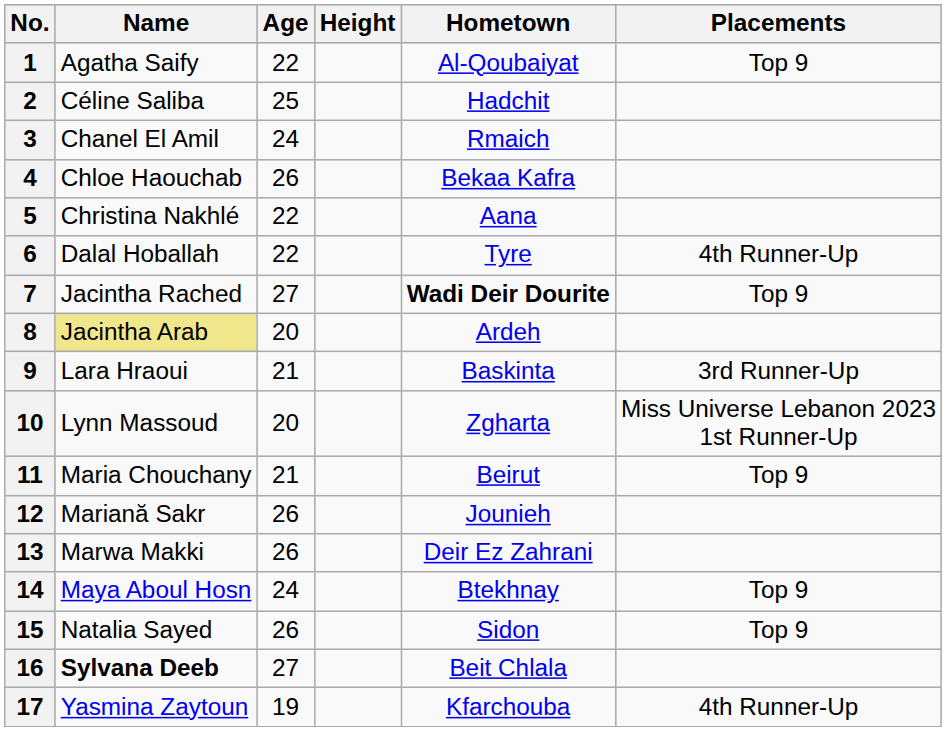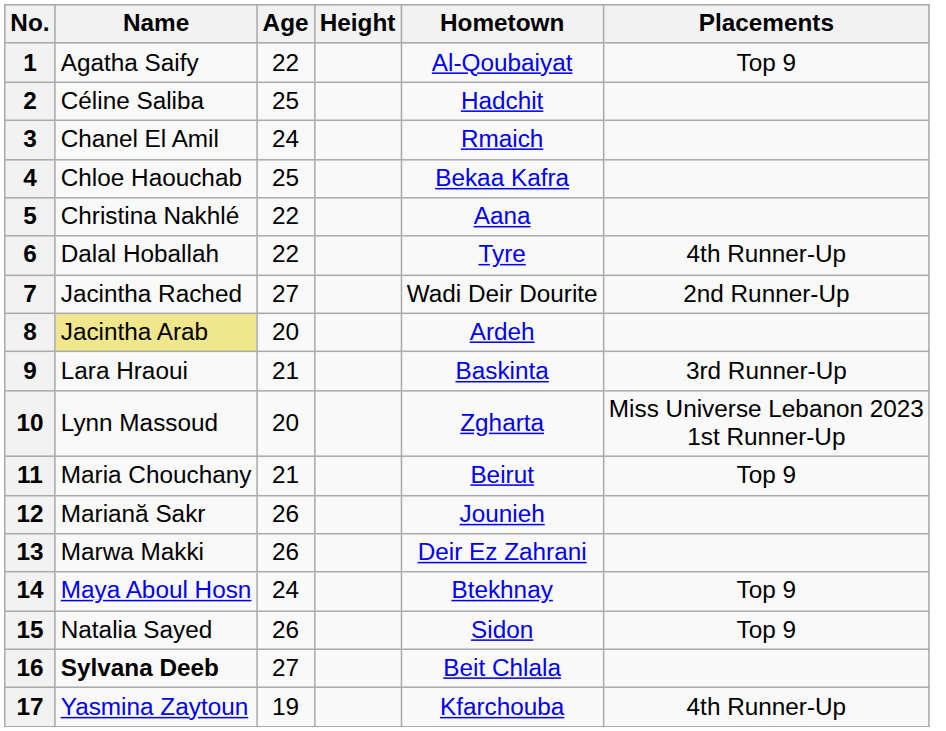(286, 178) 26 -> (286, 178) 25
(508, 293) bold -> (502, 293) normal
(778, 293) Top 9 -> (766, 293) 2nd Runner-Up
